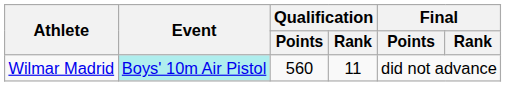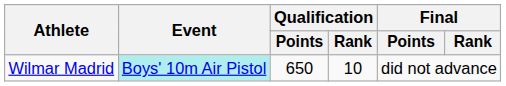(299, 68) 560 -> (299, 68) 650
(353, 68) 11 -> (353, 68) 10
